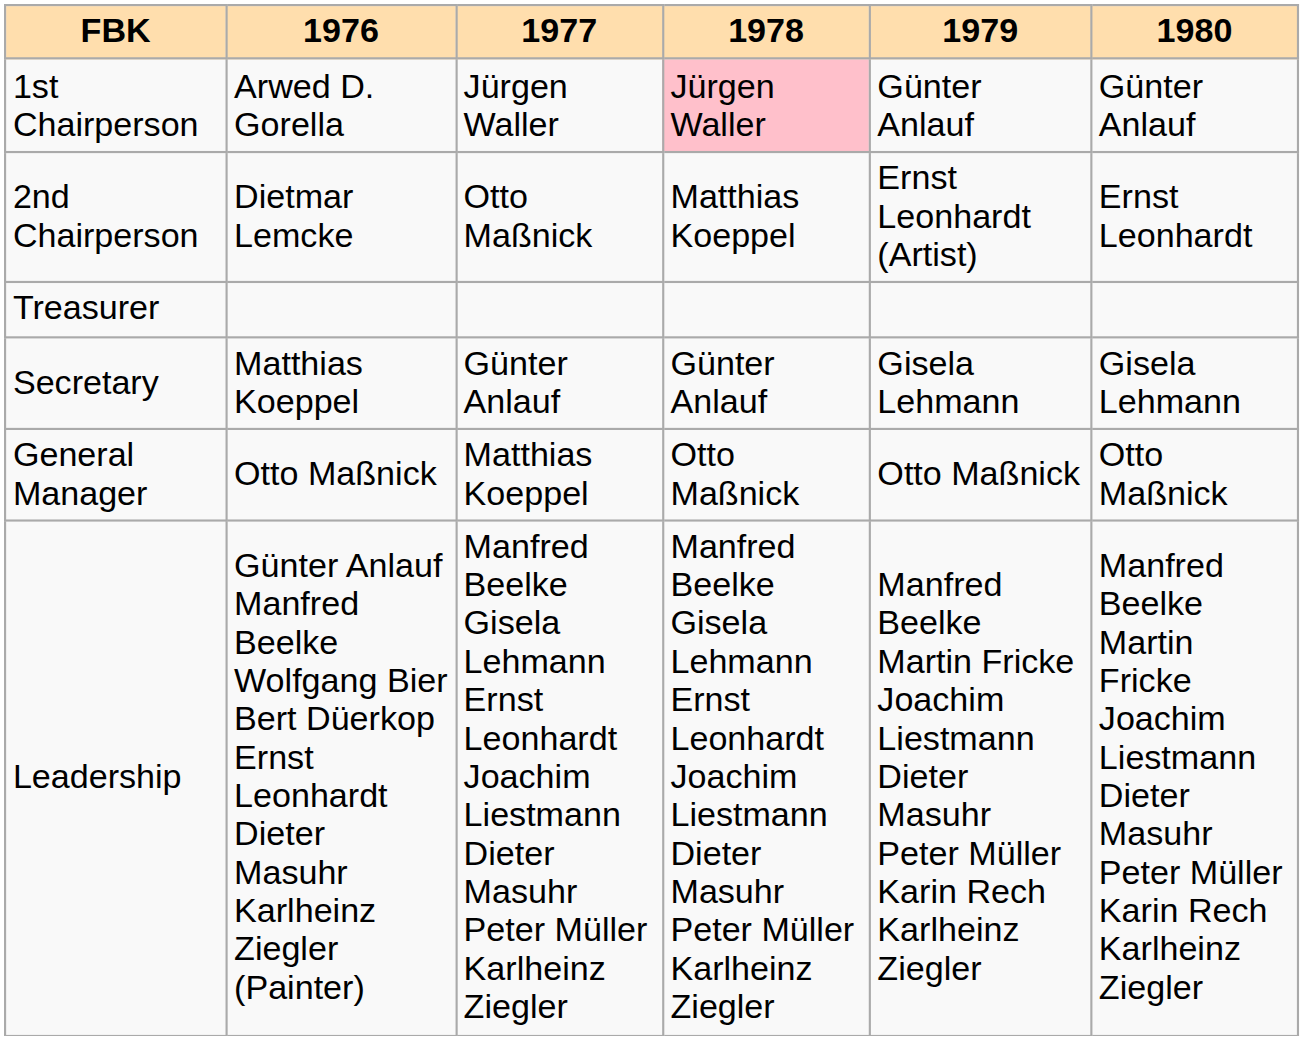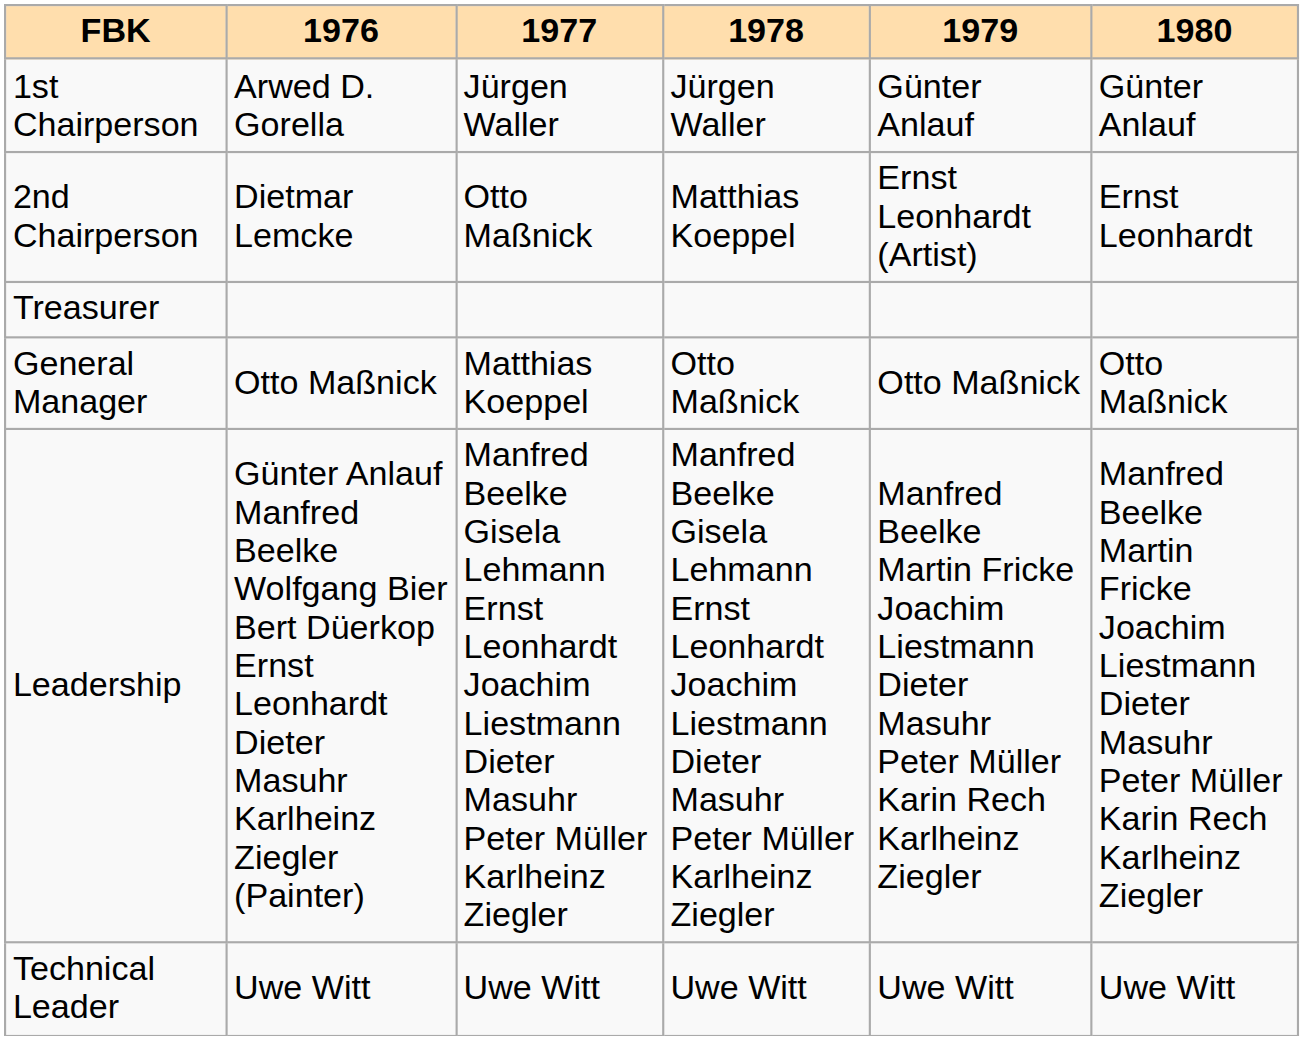(723, 104) pink background -> (723, 104) no background
- row: (86, 381)
+ row: (84, 988)
